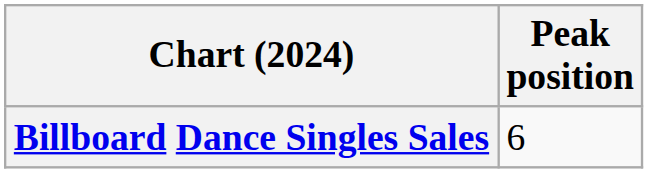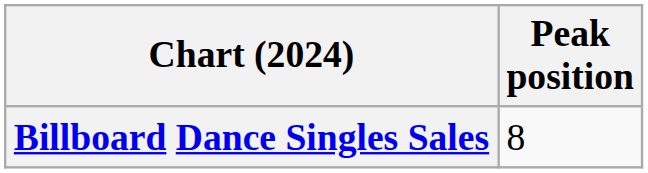(516, 136) 6 -> (516, 136) 8
